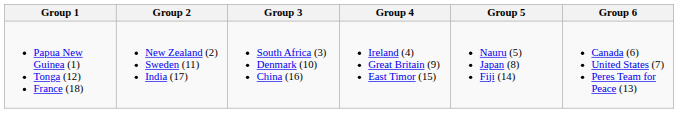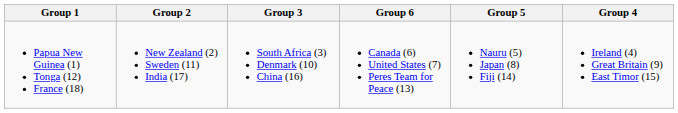columns swapped: (395, 13) <-> (618, 13)
